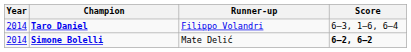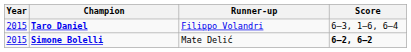(17, 26) 2014 -> (17, 26) 2015
(17, 40) 2014 -> (17, 40) 2015
